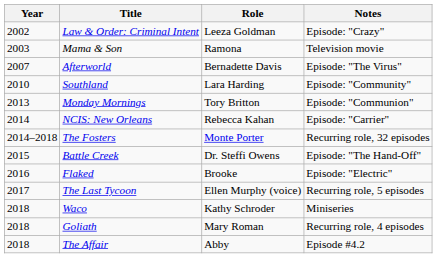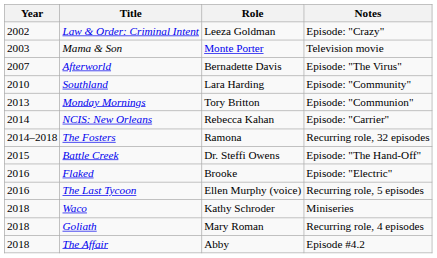(223, 48) Ramona -> (234, 48) Monte Porter
(234, 137) Monte Porter -> (223, 137) Ramona
(18, 191) 2017 -> (18, 191) 2016
